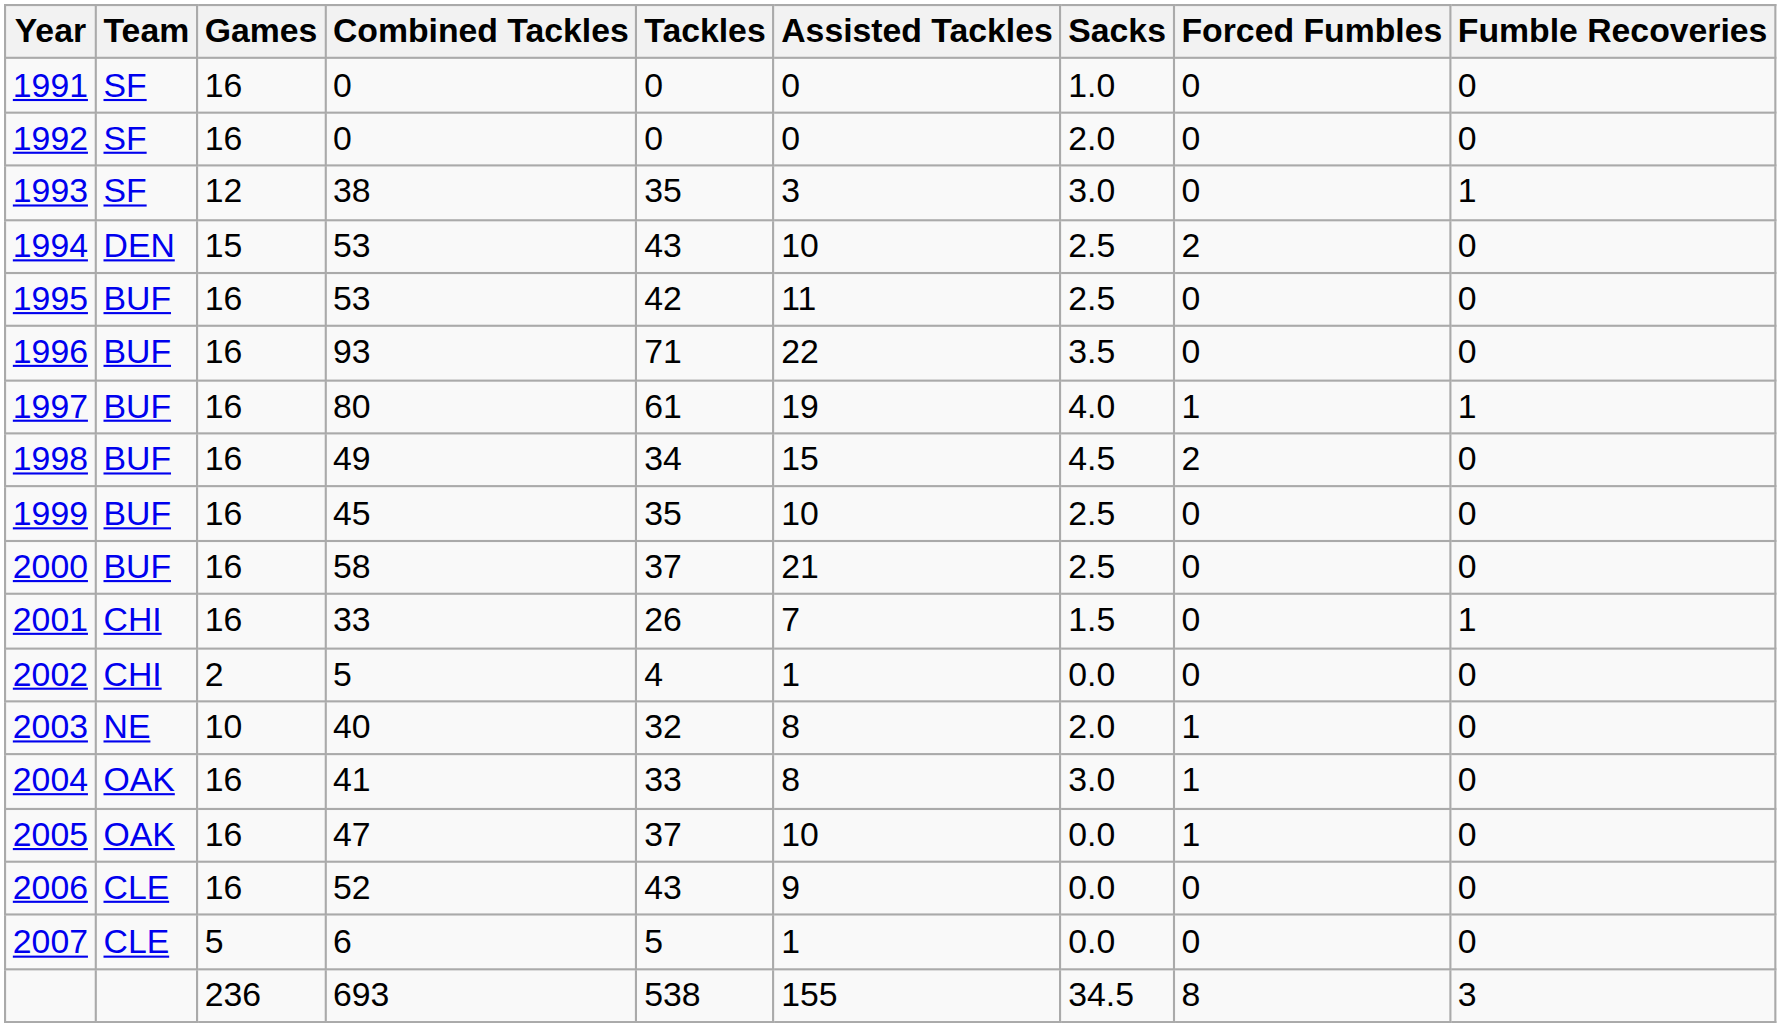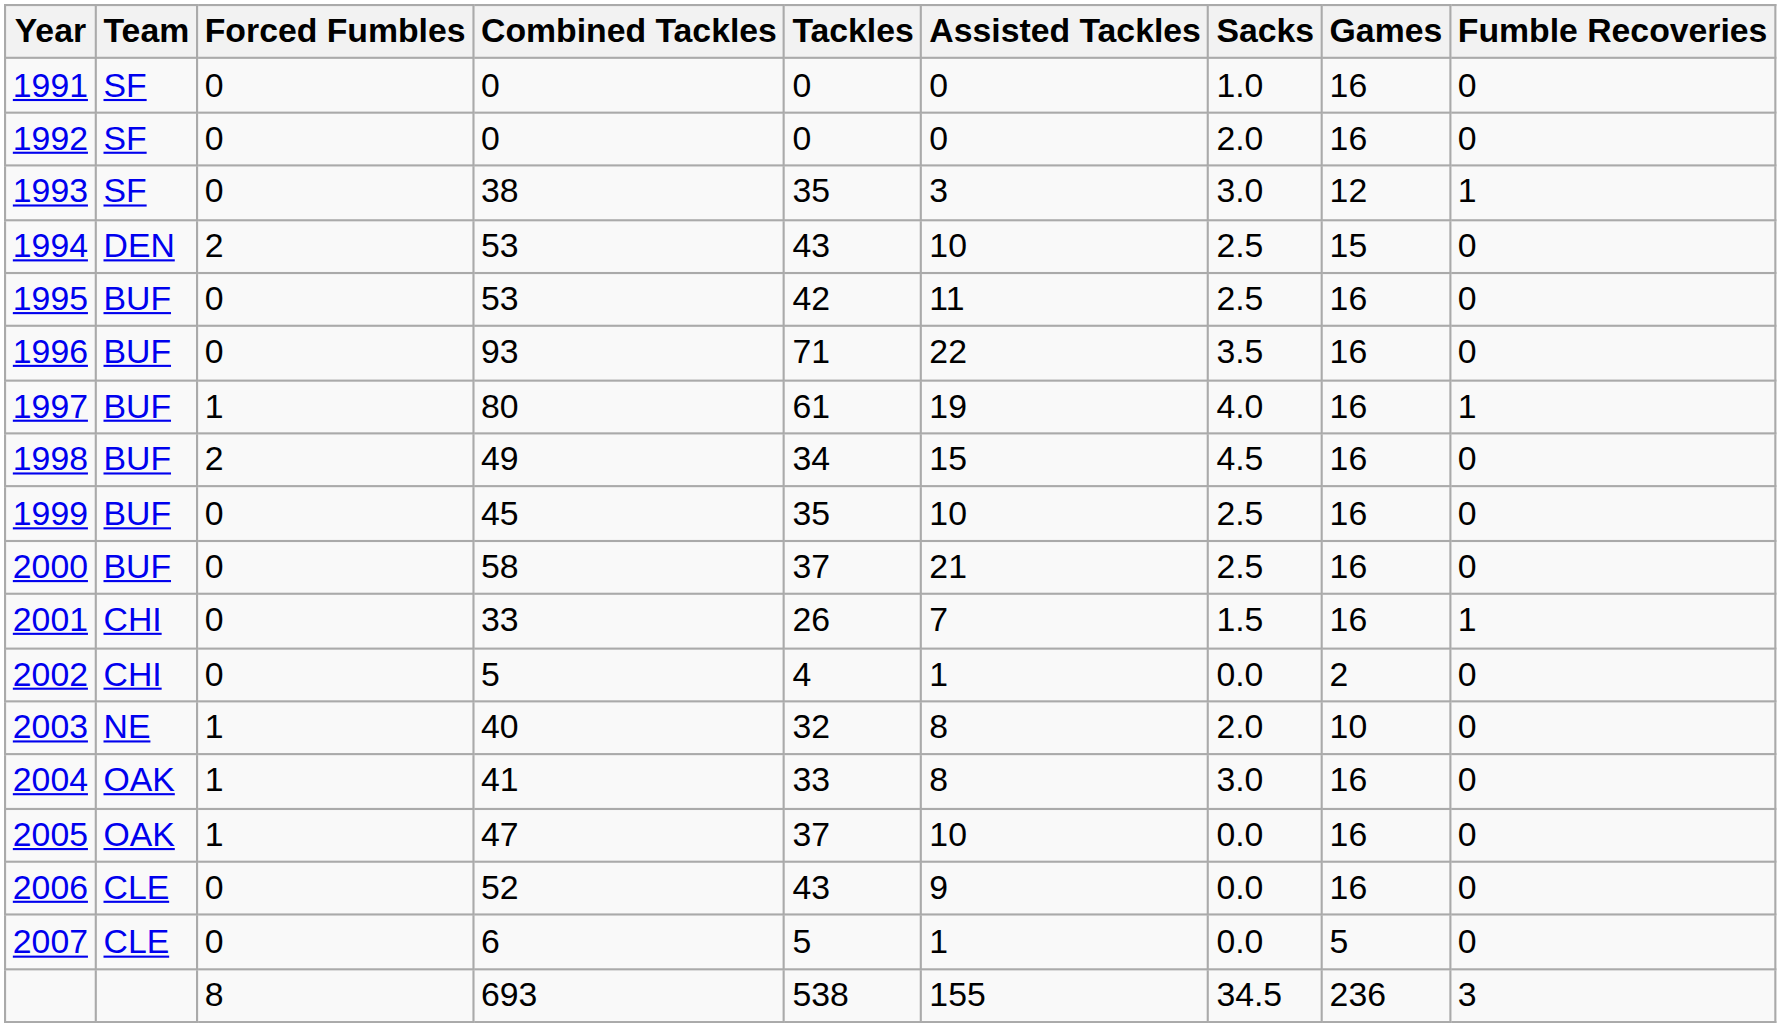columns swapped: (261, 31) <-> (1312, 31)
